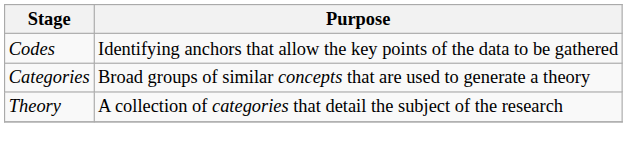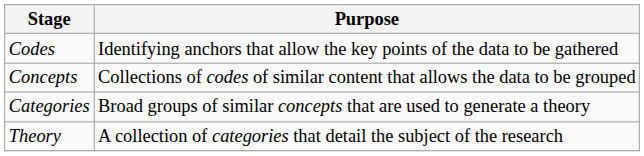+ row: (43, 77)
